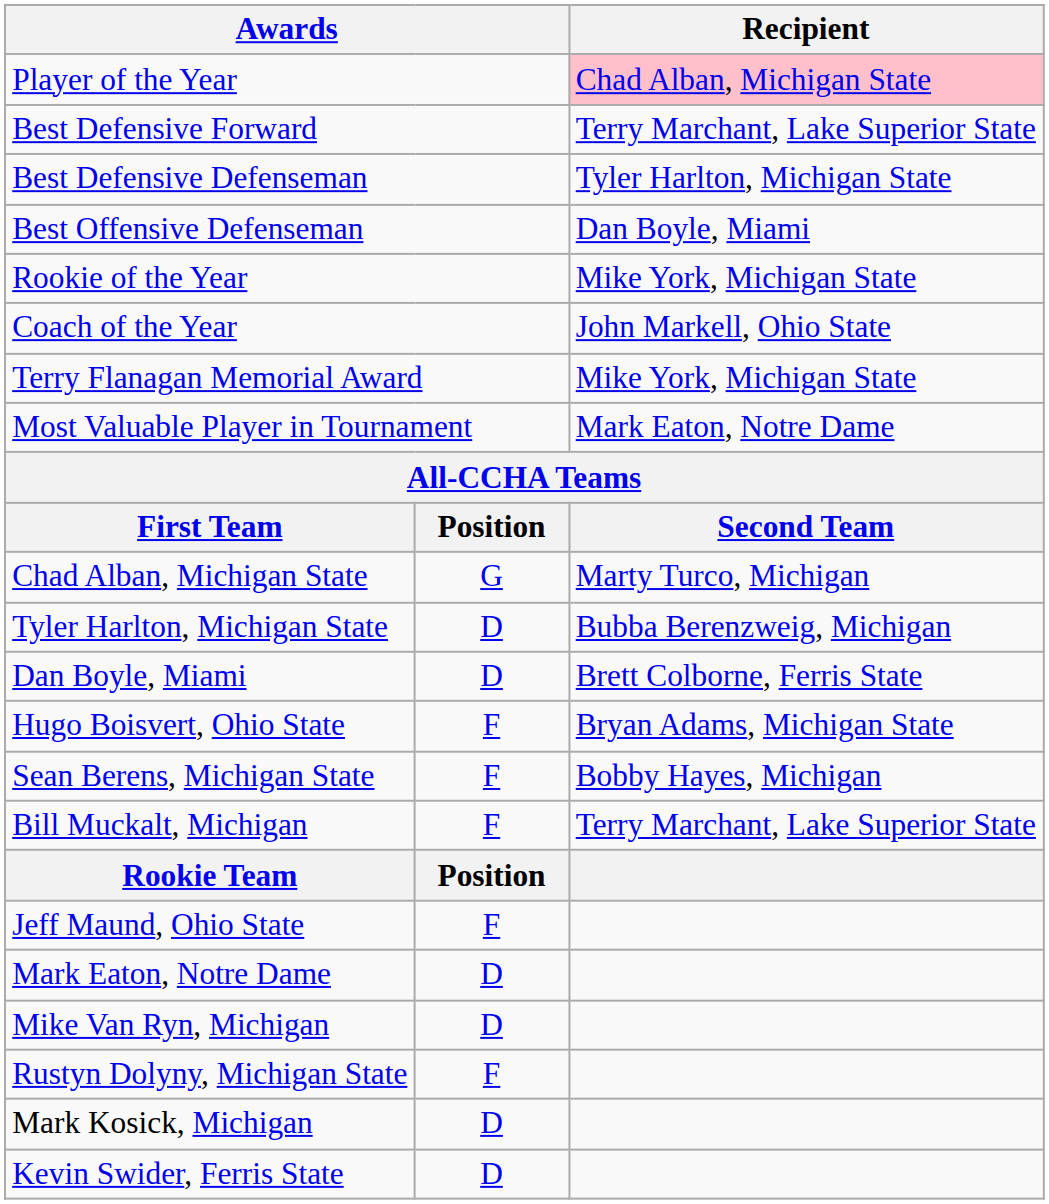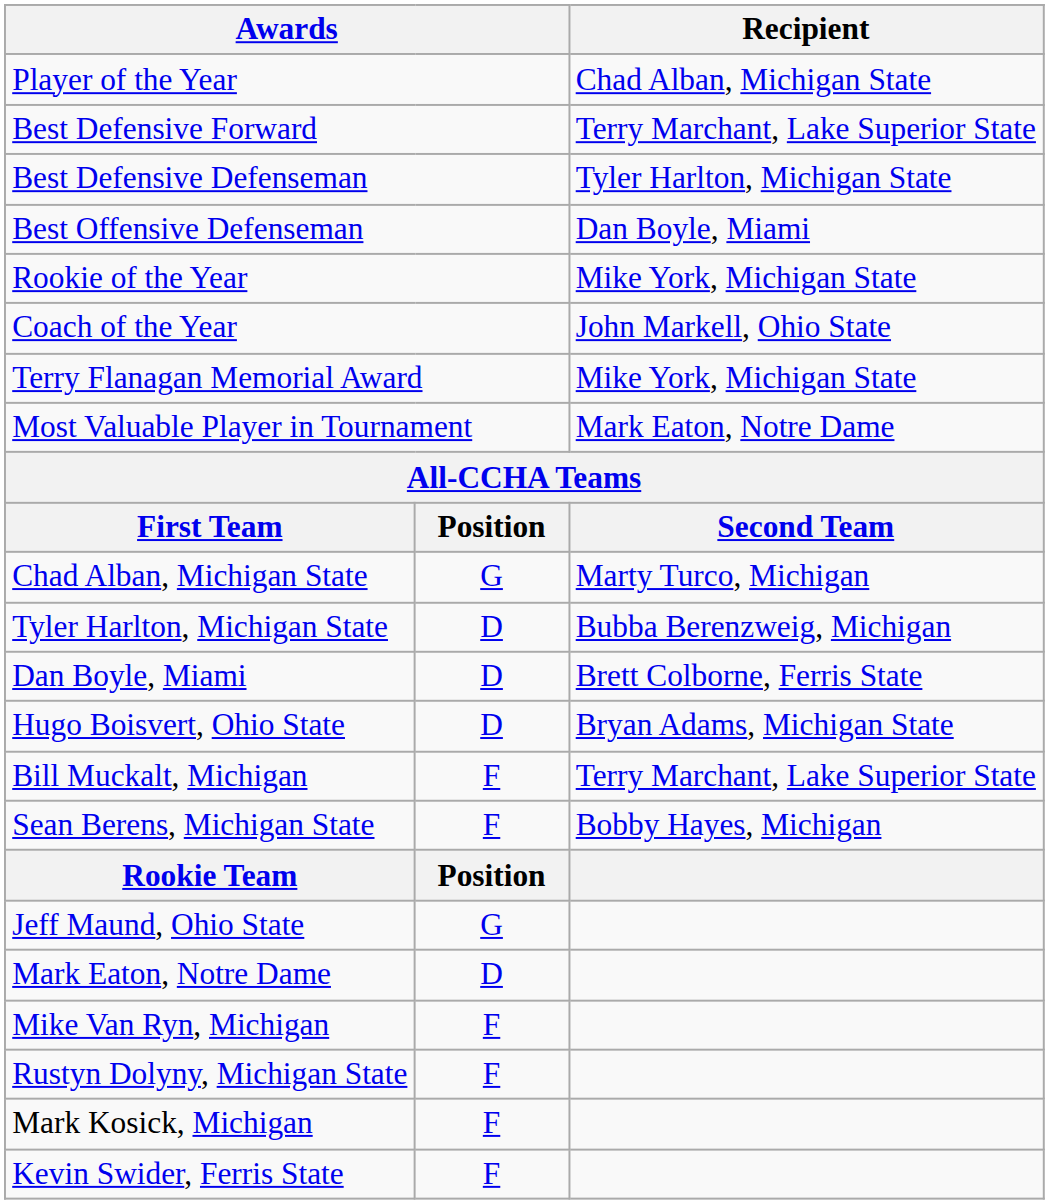(753, 79) pink background -> (753, 79) no background
(492, 725) F -> (492, 725) D
rows swapped: (160, 825) <-> (193, 775)
(492, 924) F -> (492, 924) G
(492, 1024) D -> (492, 1024) F
(492, 1123) D -> (492, 1123) F
(492, 1173) D -> (492, 1173) F
